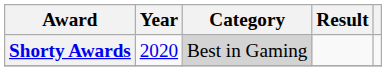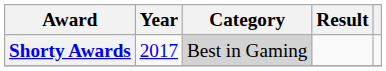(159, 50) 2020 -> (159, 50) 2017
